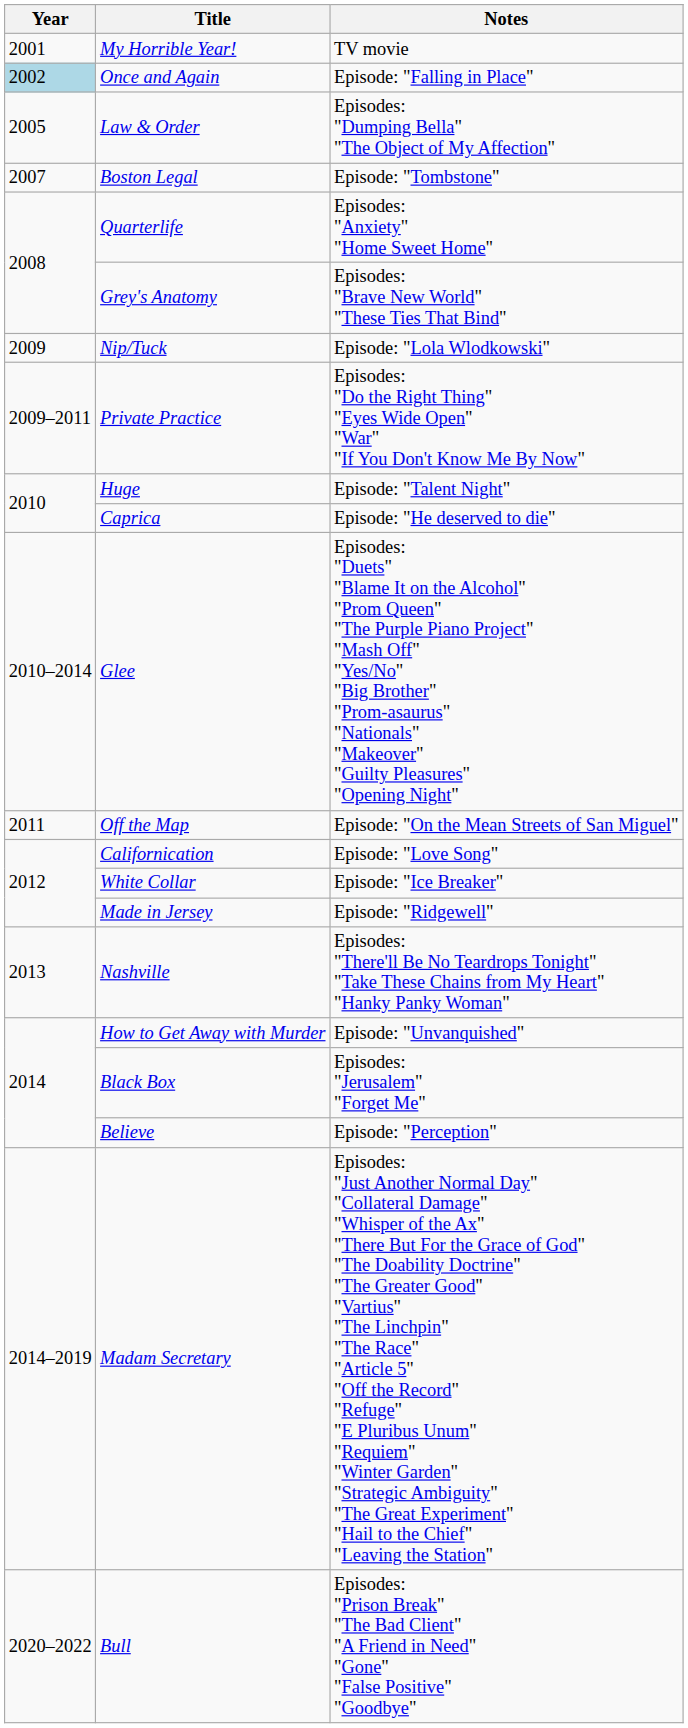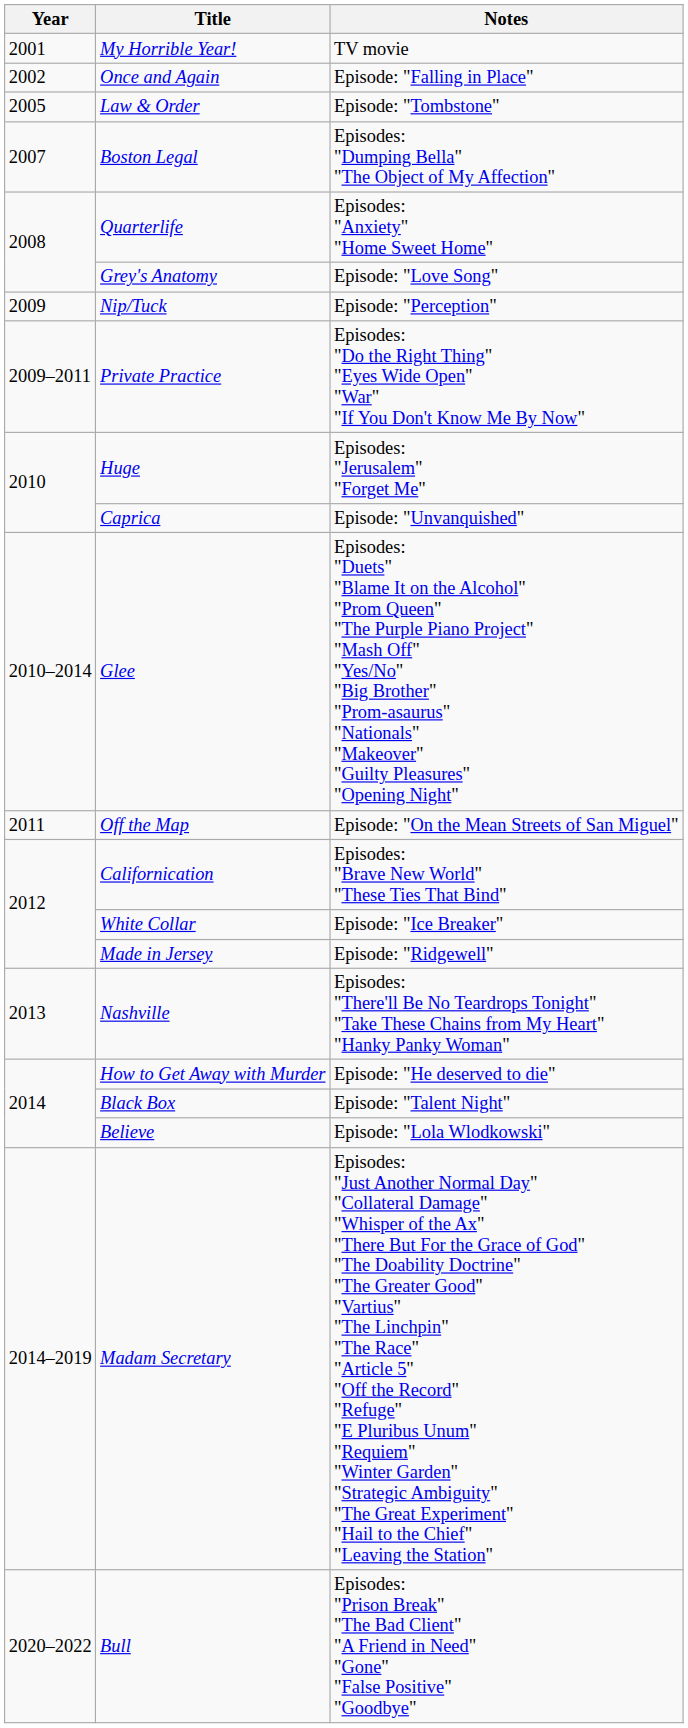(27, 77) lightblue background -> (27, 77) no background
(445, 127) Episodes: "Dumping Bella" "The Object of My Affection" -> (417, 106) Episode: "Tombstone"
(417, 177) Episode: "Tombstone" -> (445, 156) Episodes: "Dumping Bella" "The Object of My Affection"
(420, 297) Episodes: "Brave New World" "These Ties That Bind" -> (416, 276) Episode: "Love Song"
(442, 347) Episode: "Lola Wlodkowski" -> (415, 306) Episode: "Perception"
(422, 488) Episode: "Talent Night" -> (380, 468) Episodes: "Jerusalem" "Forget Me"
(445, 517) Episode: "He deserved to die" -> (429, 517) Episode: "Unvanquished"
(416, 853) Episode: "Love Song" -> (420, 874) Episodes: "Brave New World" "These Ties That Bind"
(429, 1032) Episode: "Unvanquished" -> (445, 1074) Episode: "He deserved to die"
(380, 1082) Episodes: "Jerusalem" "Forget Me" -> (422, 1103) Episode: "Talent Night"
(415, 1132) Episode: "Perception" -> (442, 1132) Episode: "Lola Wlodkowski"
